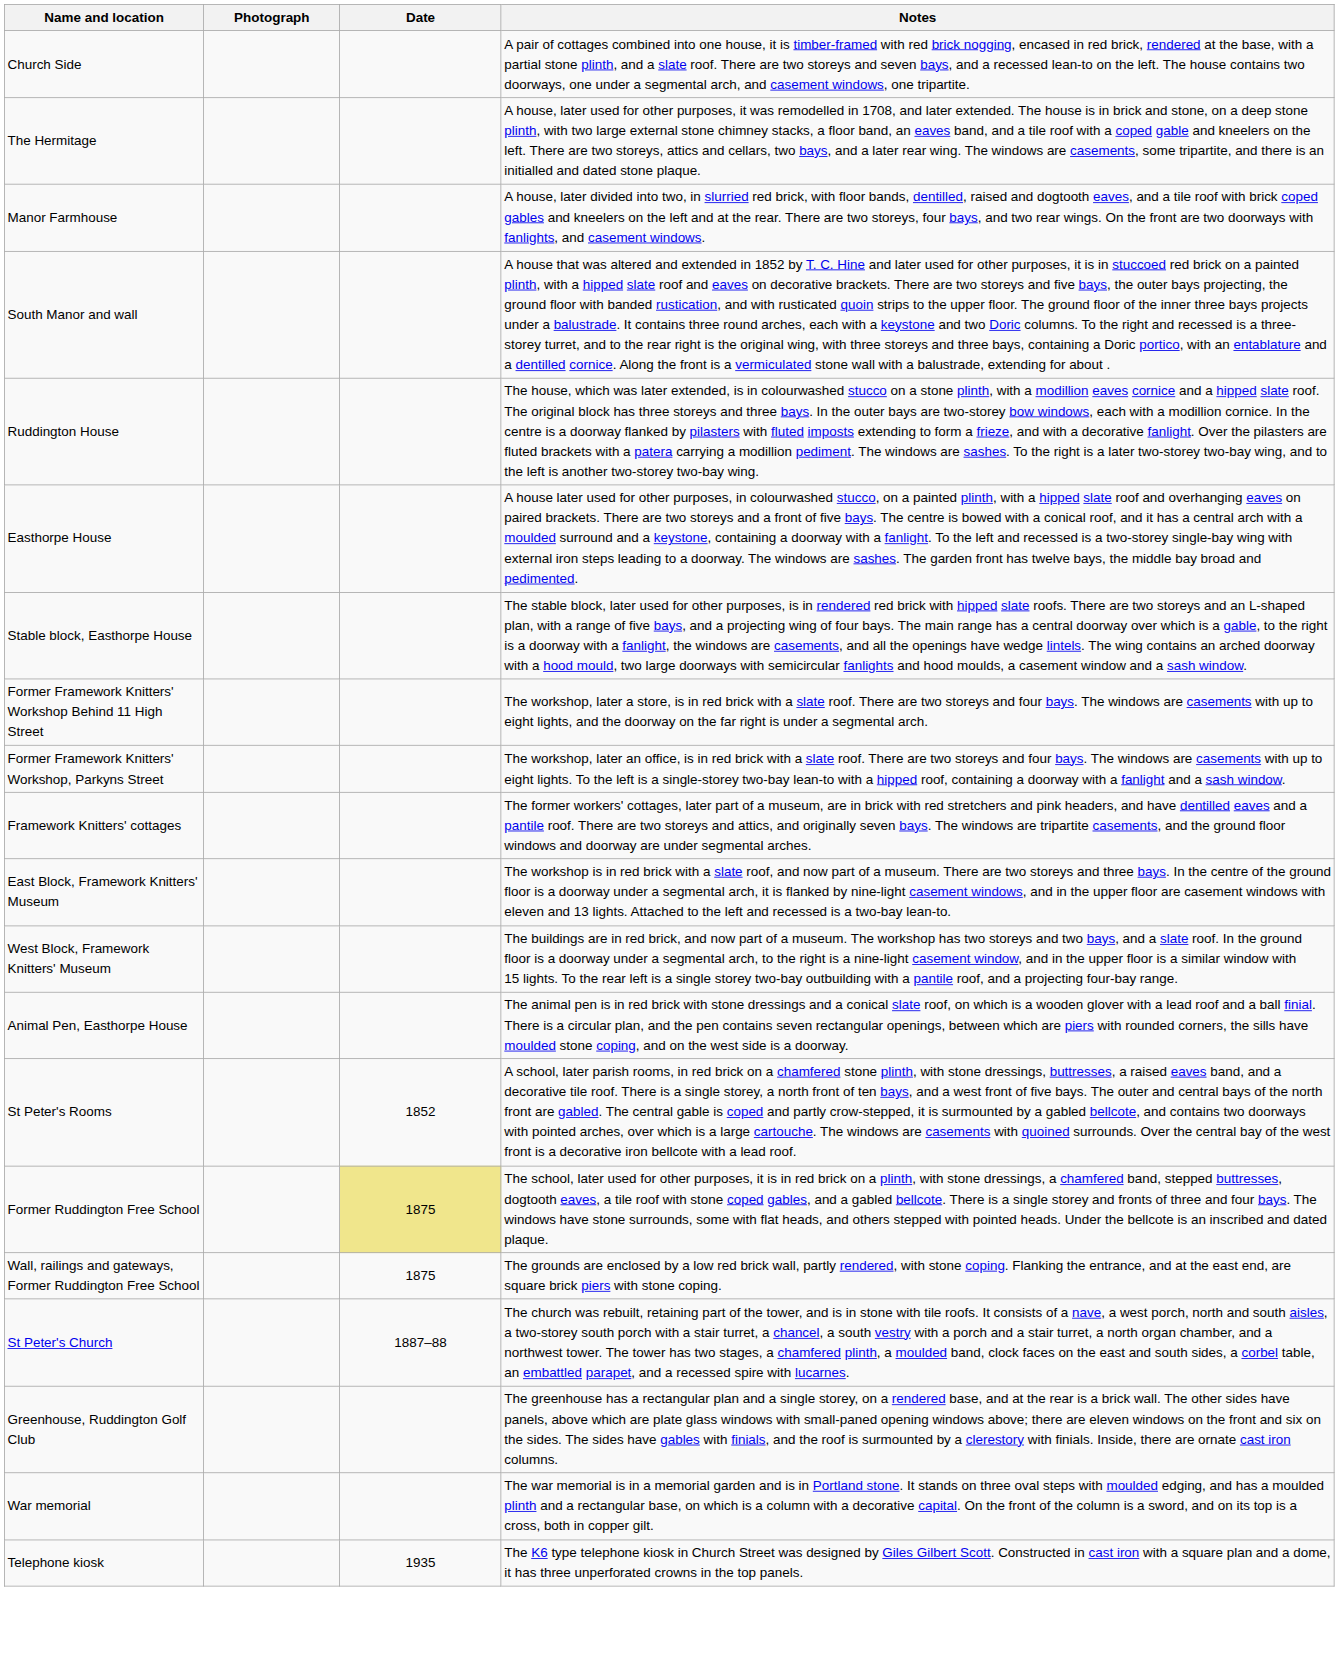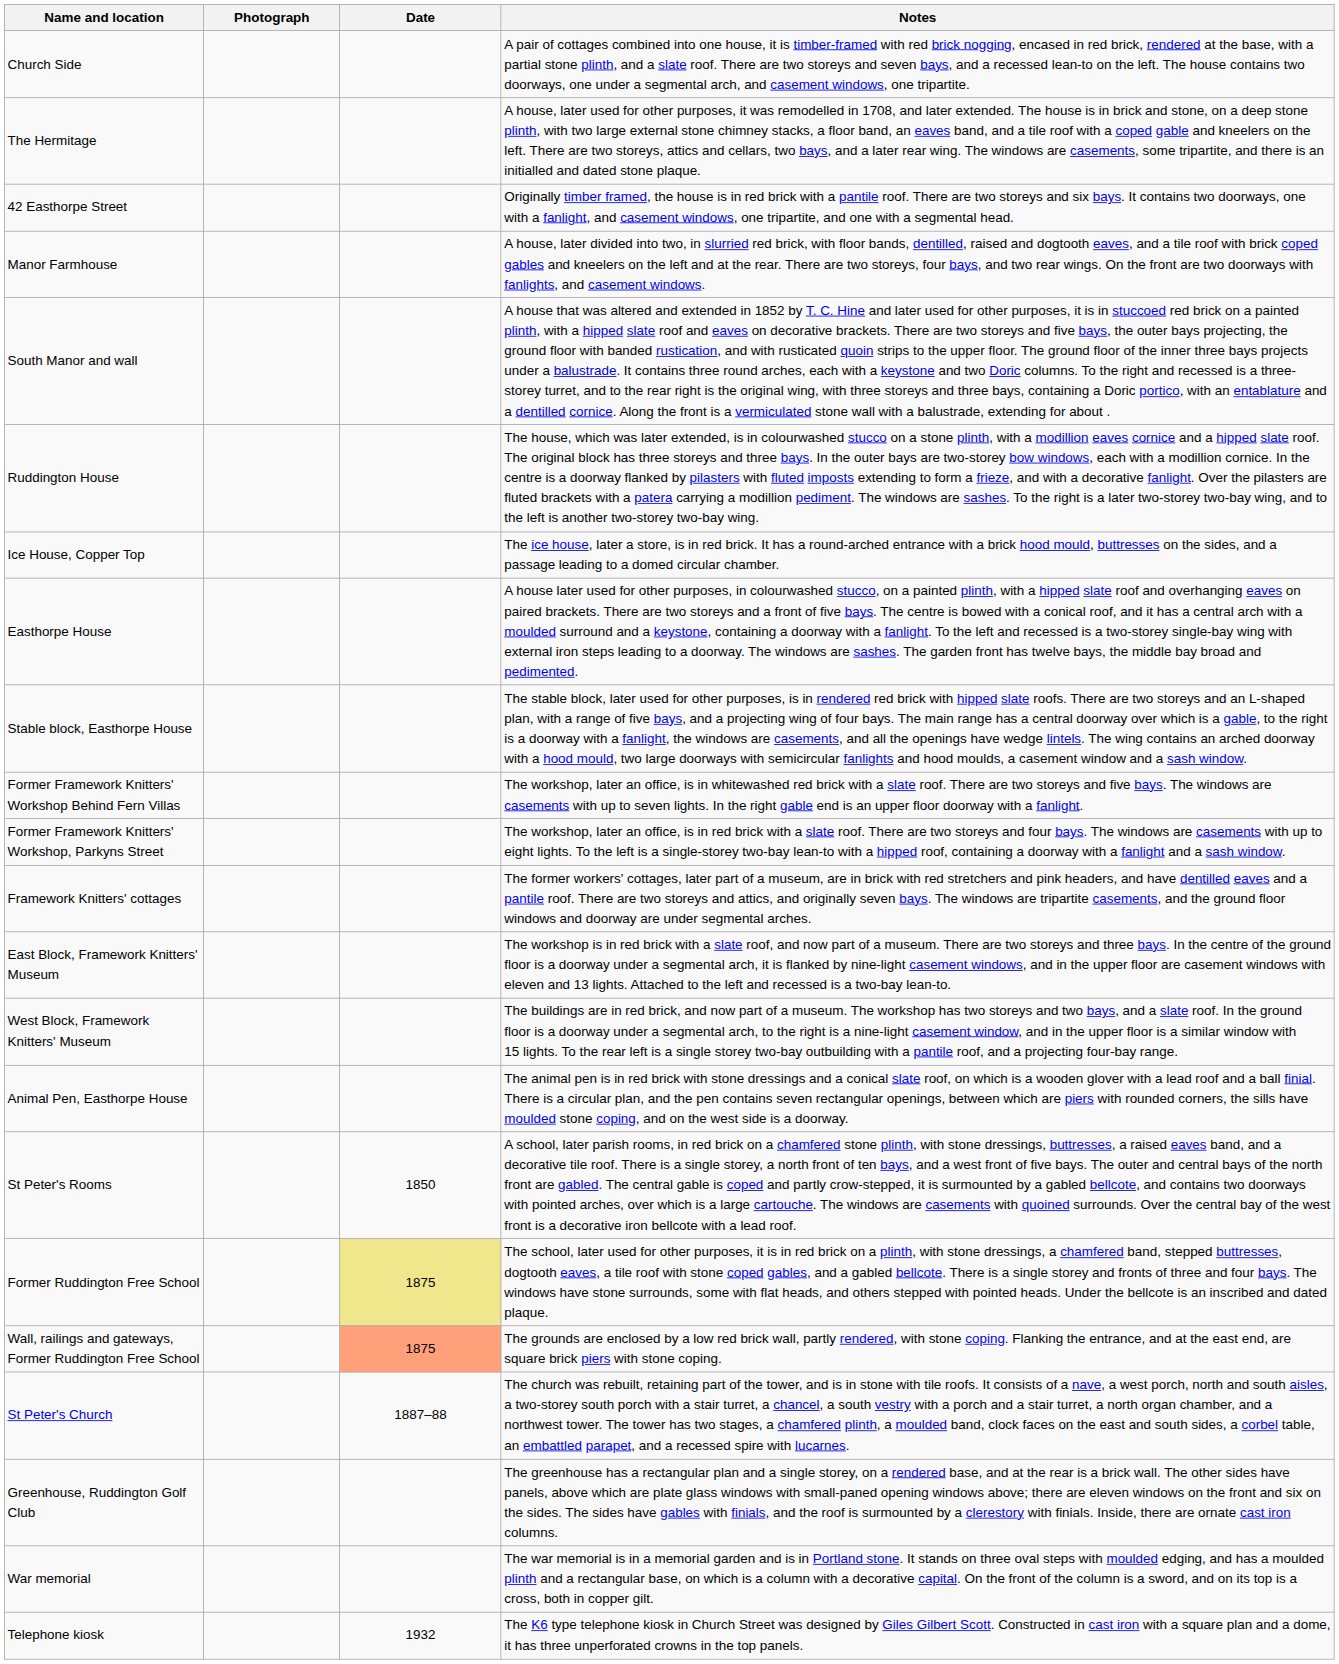+ row: (67, 207)
+ row: (76, 554)
- row: (91, 712)
+ row: (94, 795)
(421, 1112) 1852 -> (421, 1185) 1850
(421, 1275) no background -> (421, 1348) lightsalmon background
(421, 1562) 1935 -> (421, 1635) 1932
